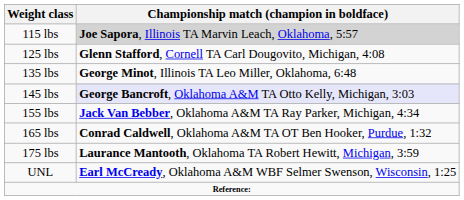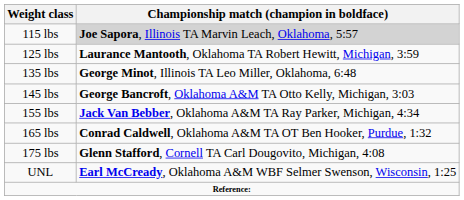(232, 53) Glenn Stafford, Cornell TA Carl Dougovito, Michigan, 4:08 -> (249, 53) Laurance Mantooth, Oklahoma TA Robert Hewitt, Michigan, 3:59
(247, 93) lavender background -> (247, 93) no background
(249, 152) Laurance Mantooth, Oklahoma TA Robert Hewitt, Michigan, 3:59 -> (232, 152) Glenn Stafford, Cornell TA Carl Dougovito, Michigan, 4:08
